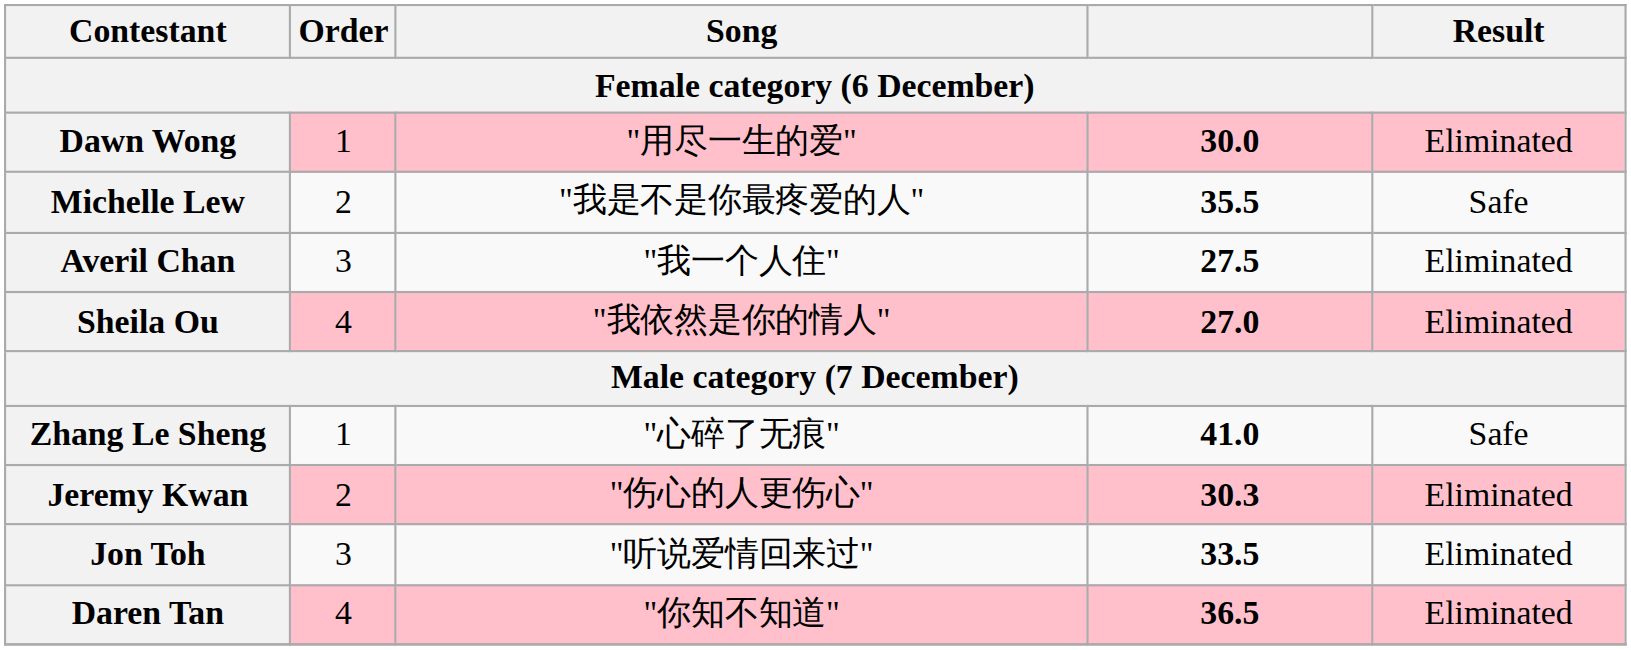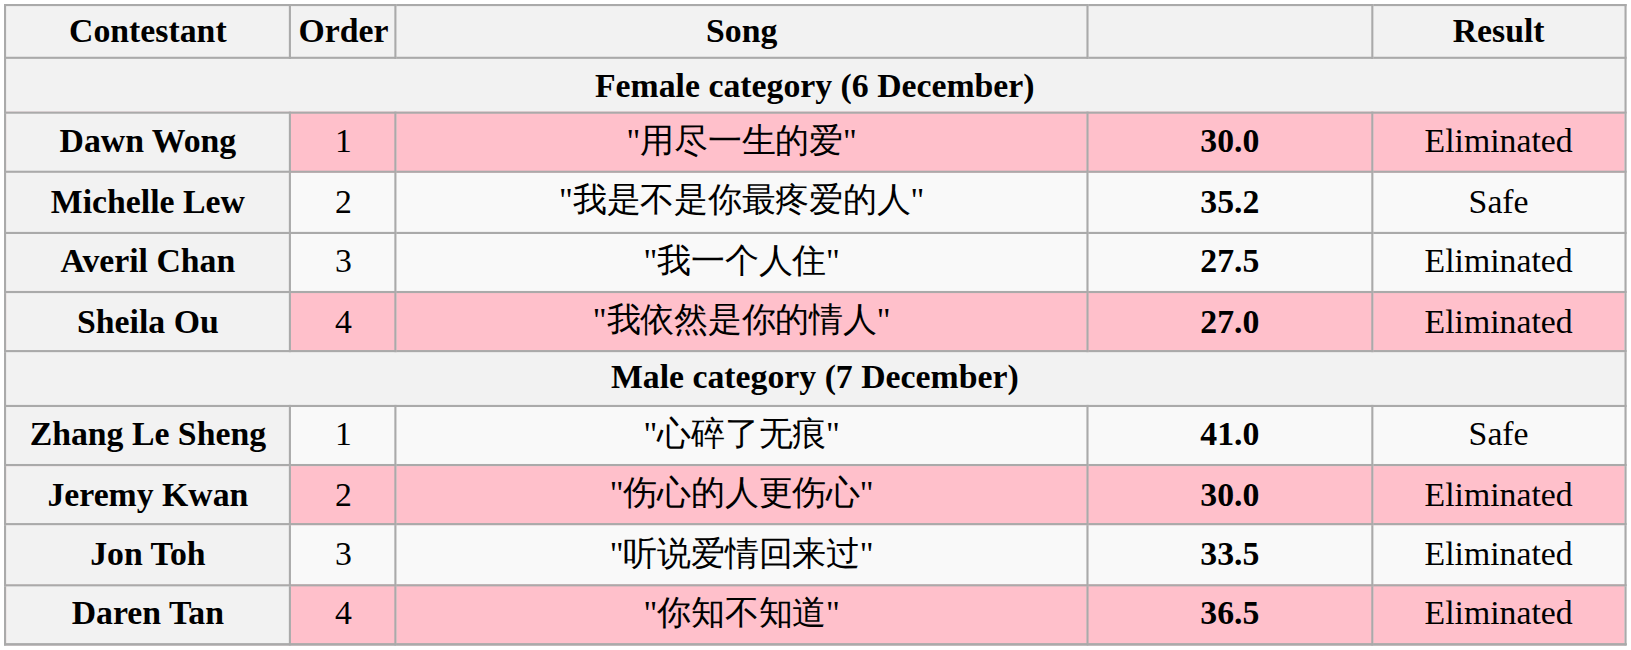(1230, 201) 35.5 -> (1230, 201) 35.2
(1230, 494) 30.3 -> (1230, 494) 30.0
